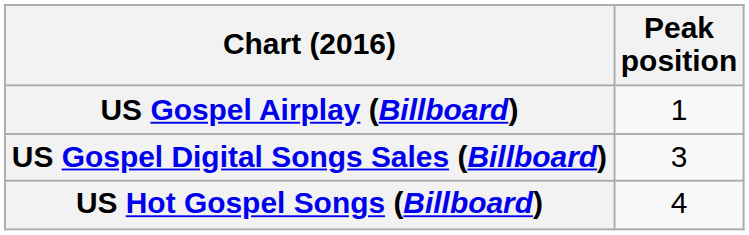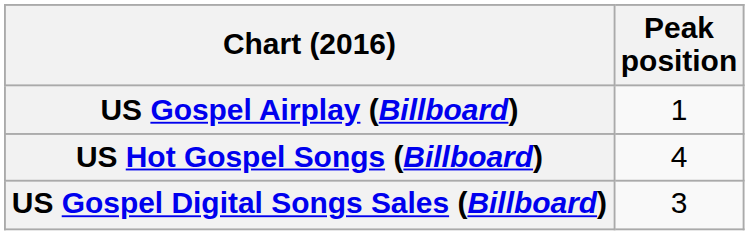rows swapped: (309, 156) <-> (309, 204)
